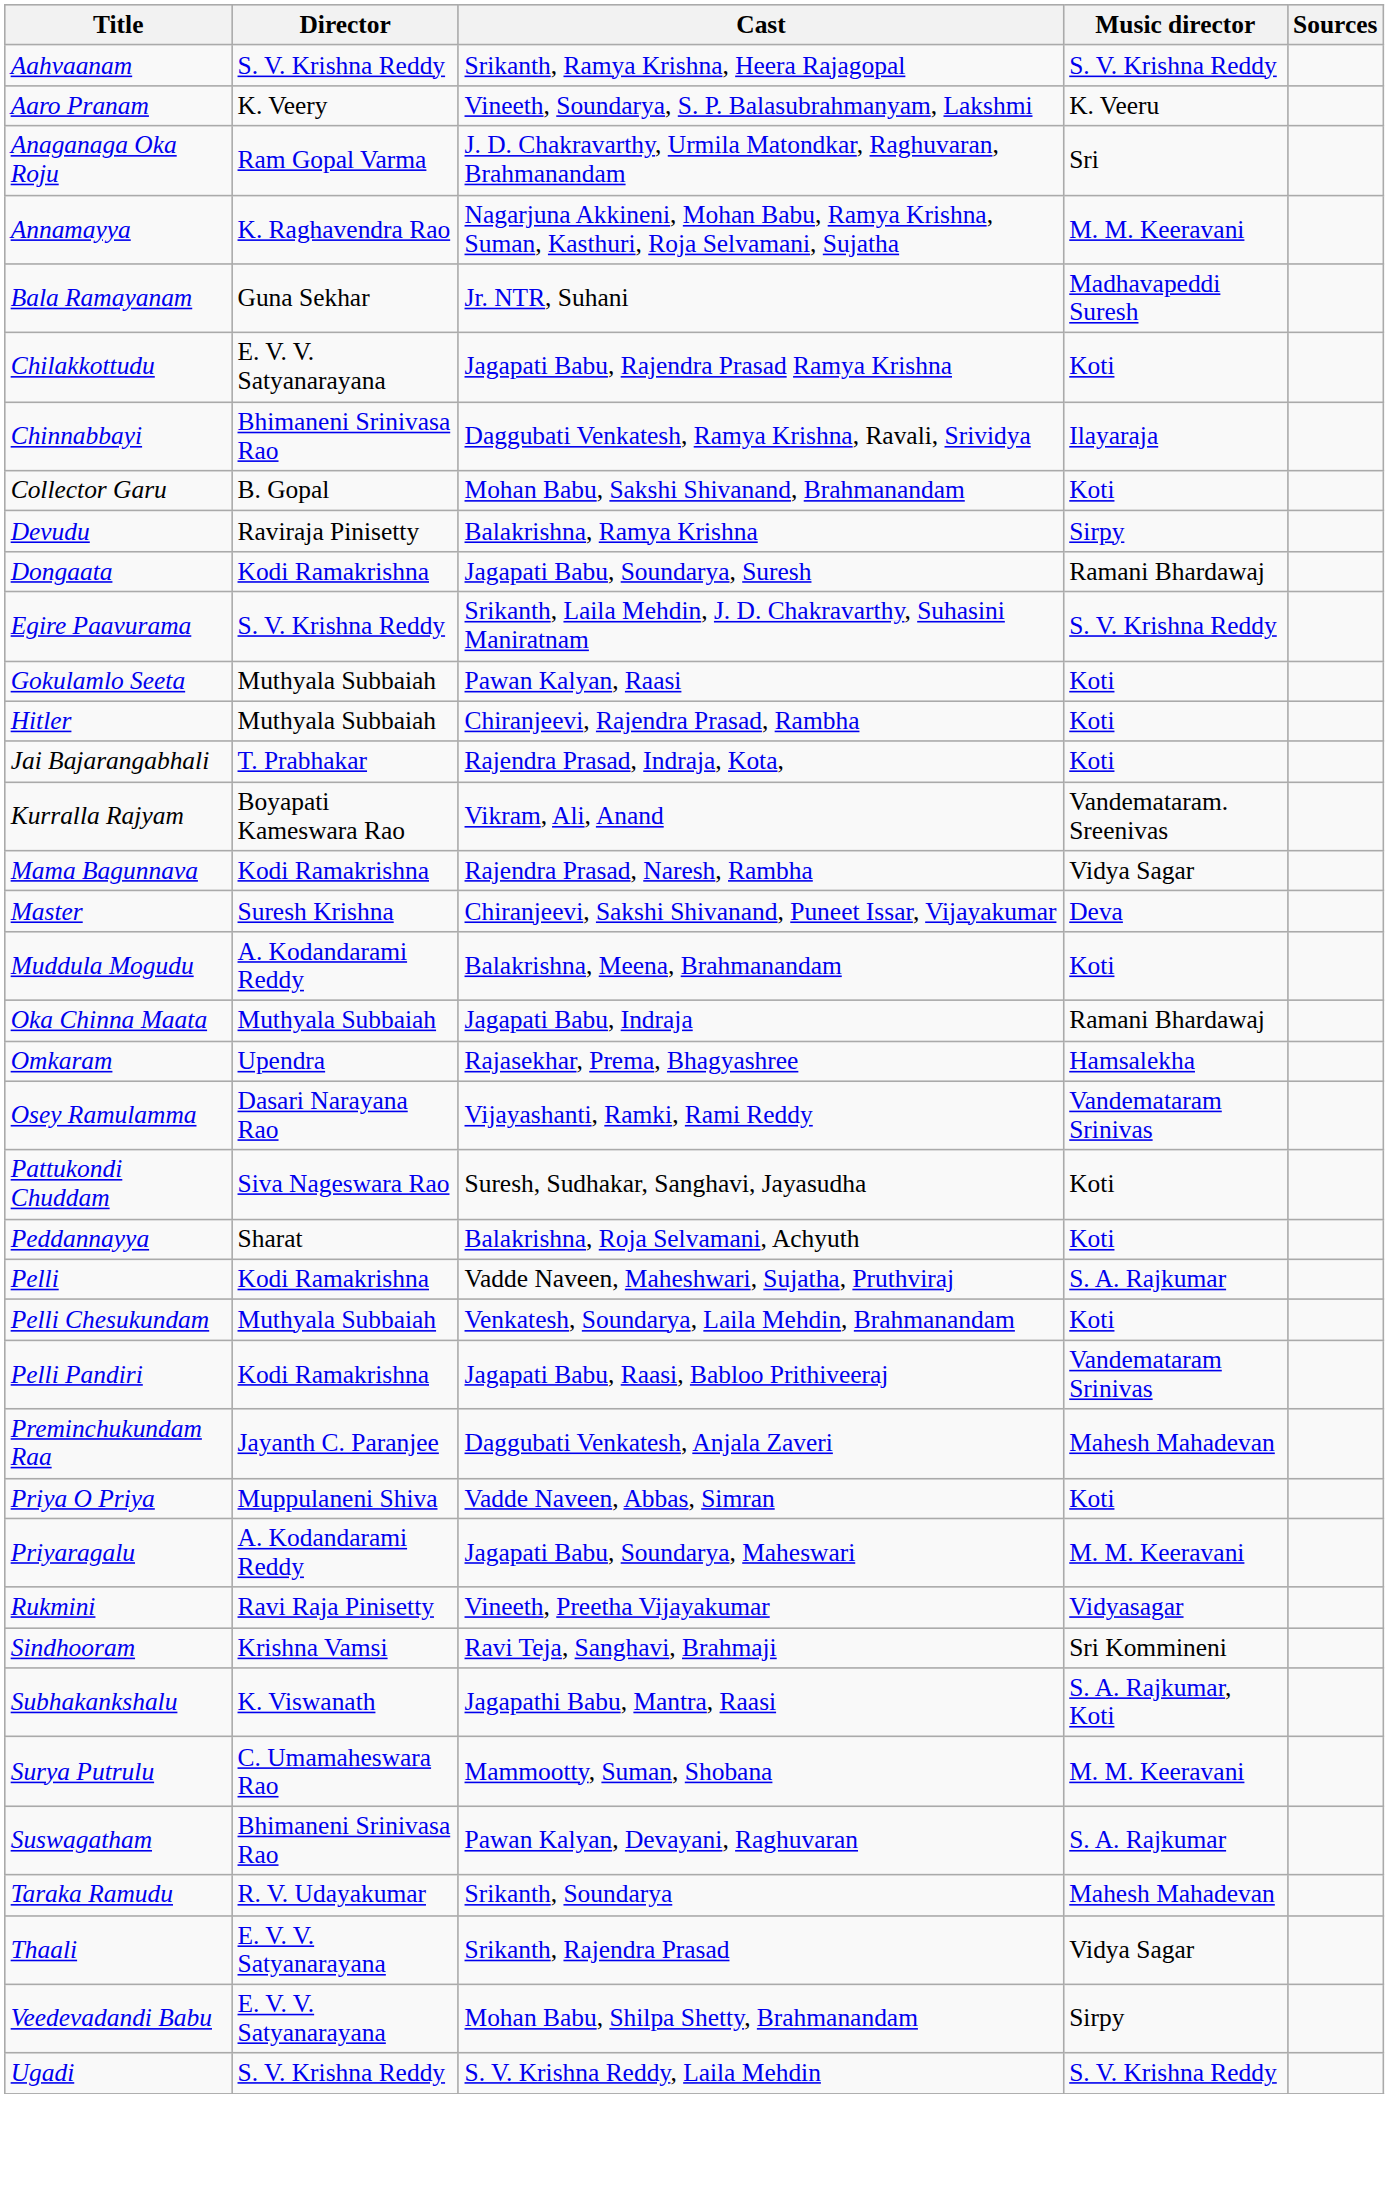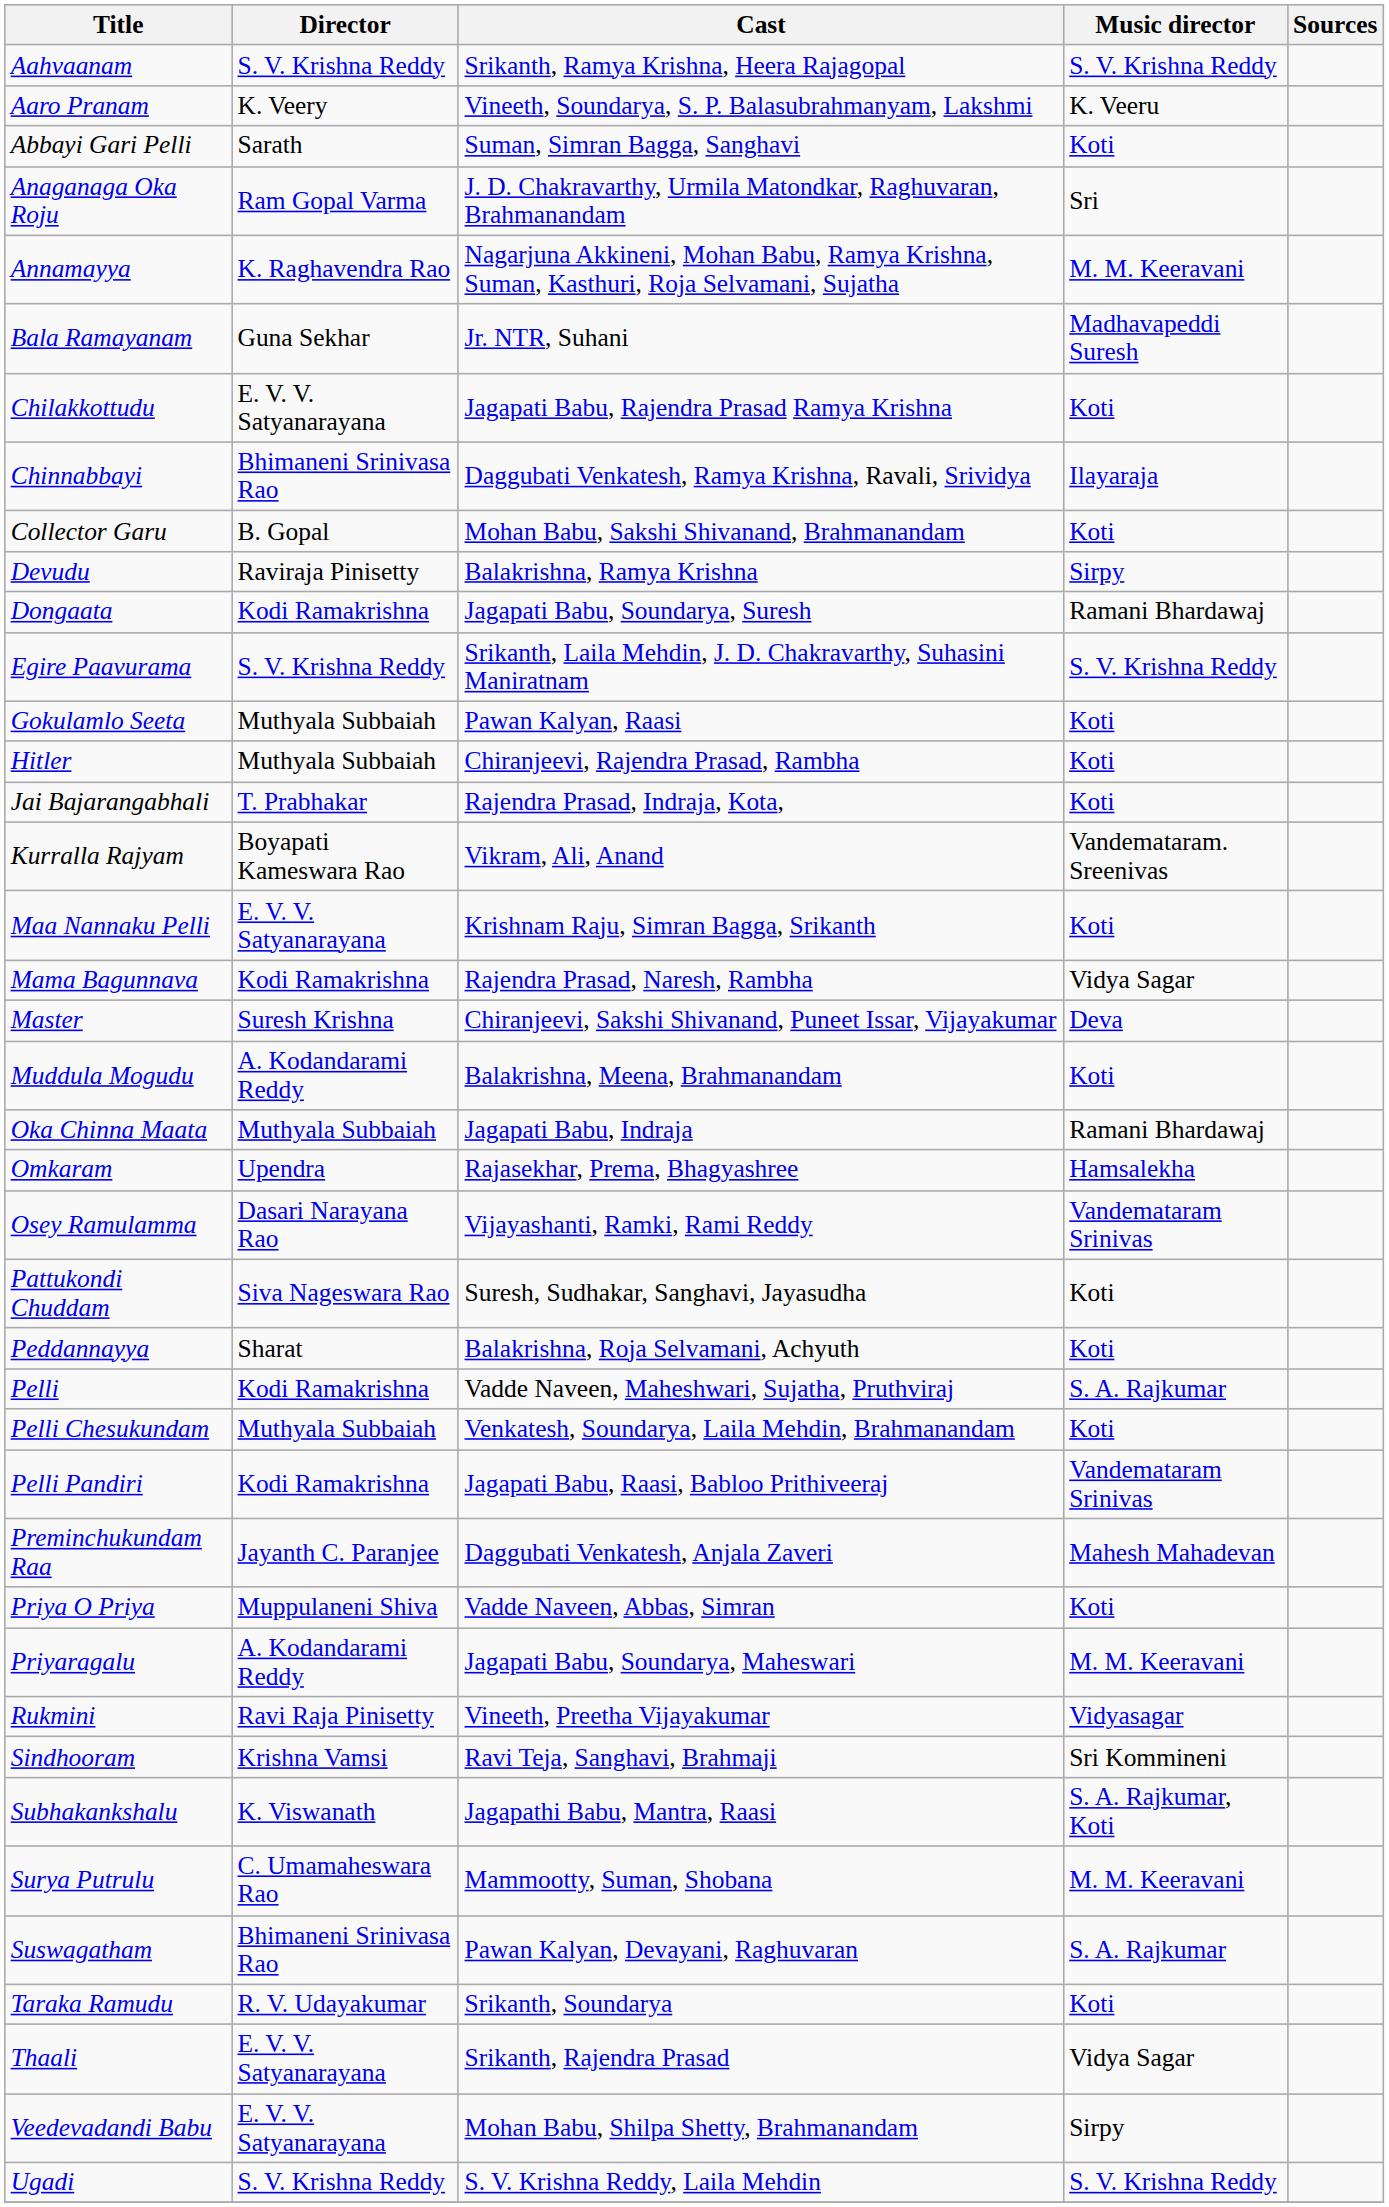+ row: (101, 145)
+ row: (110, 925)
(1172, 1894) Mahesh Mahadevan -> (1092, 2004) Koti
